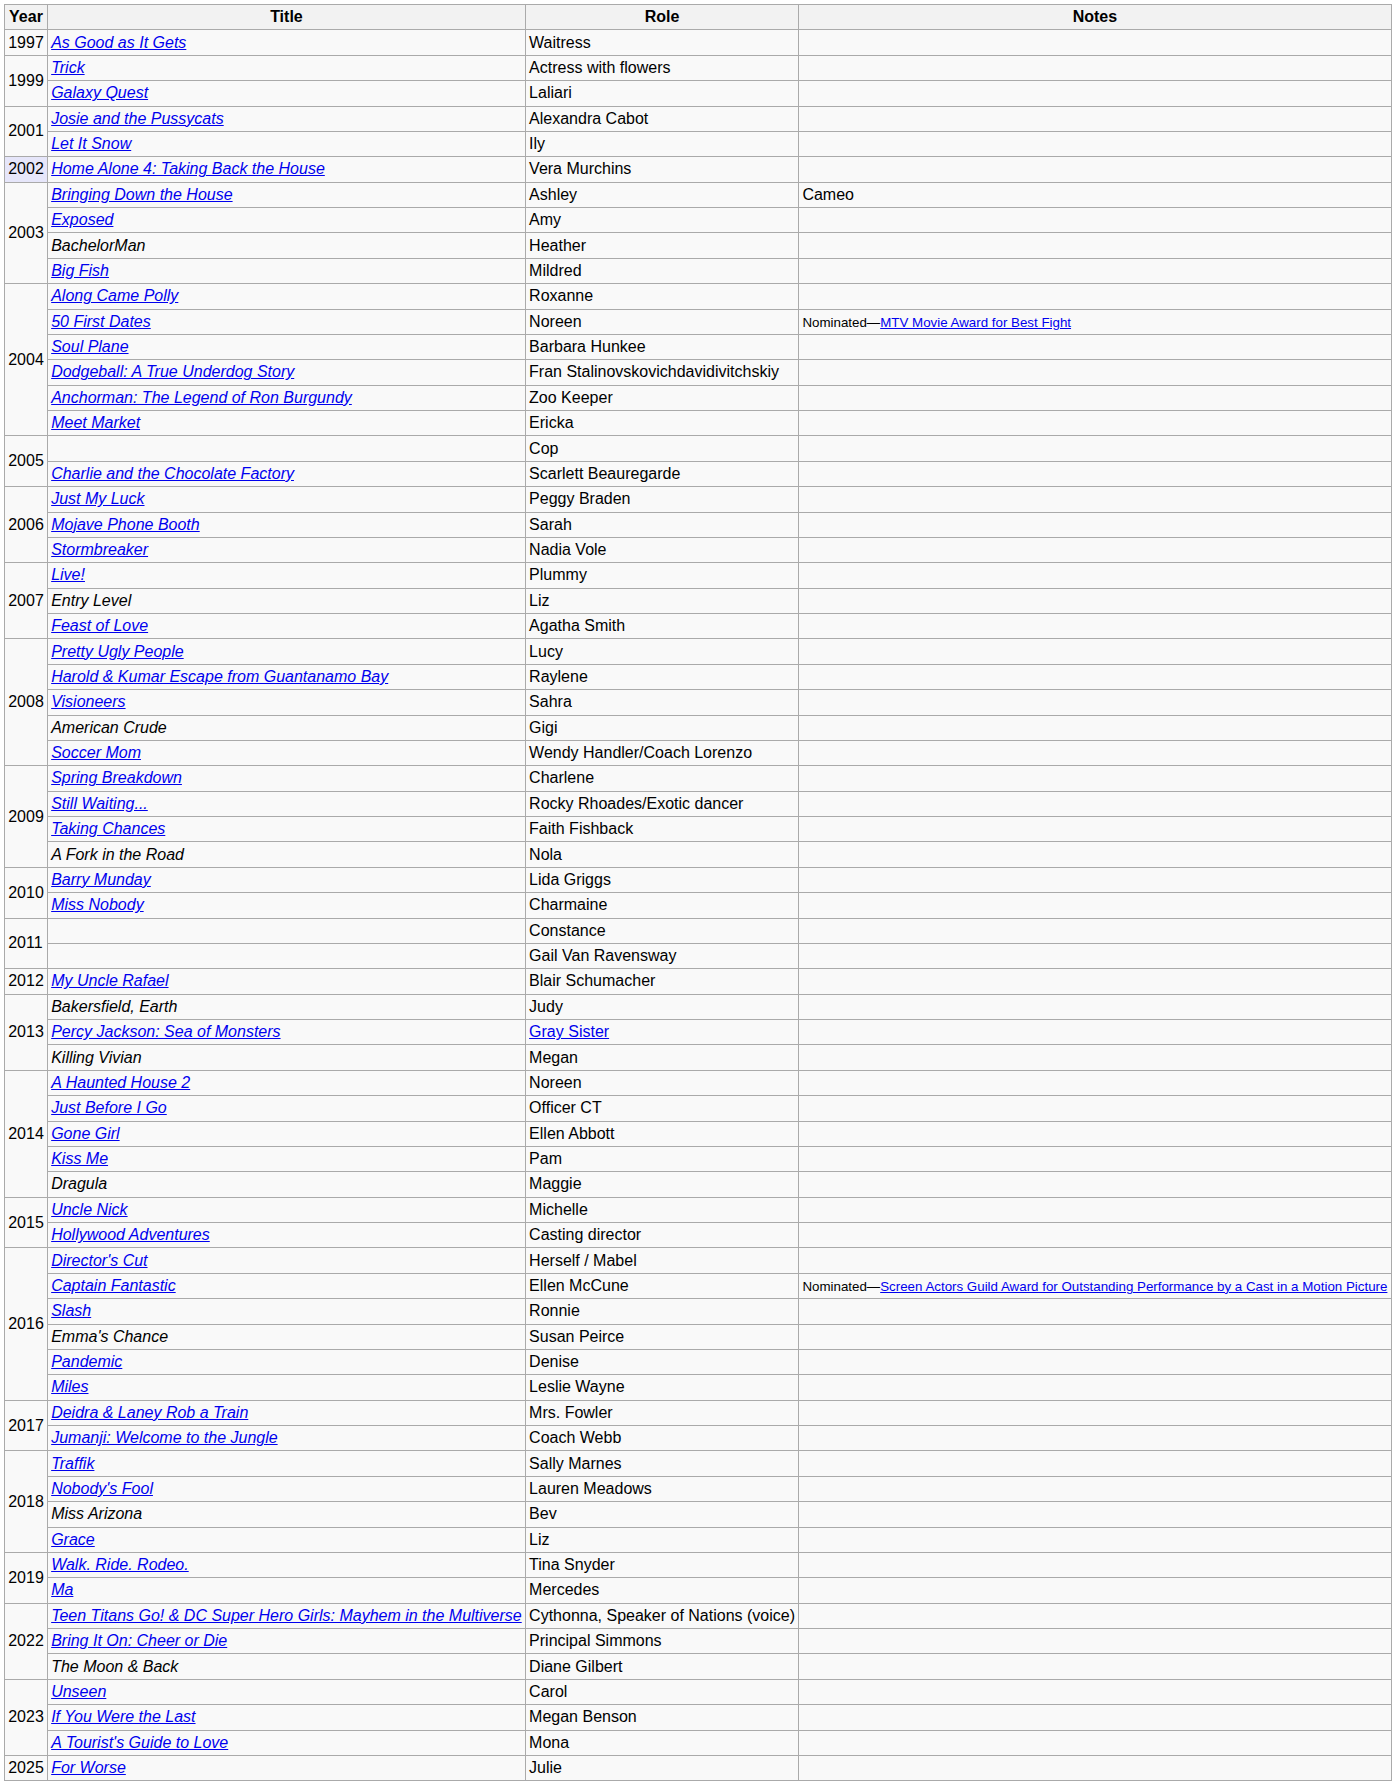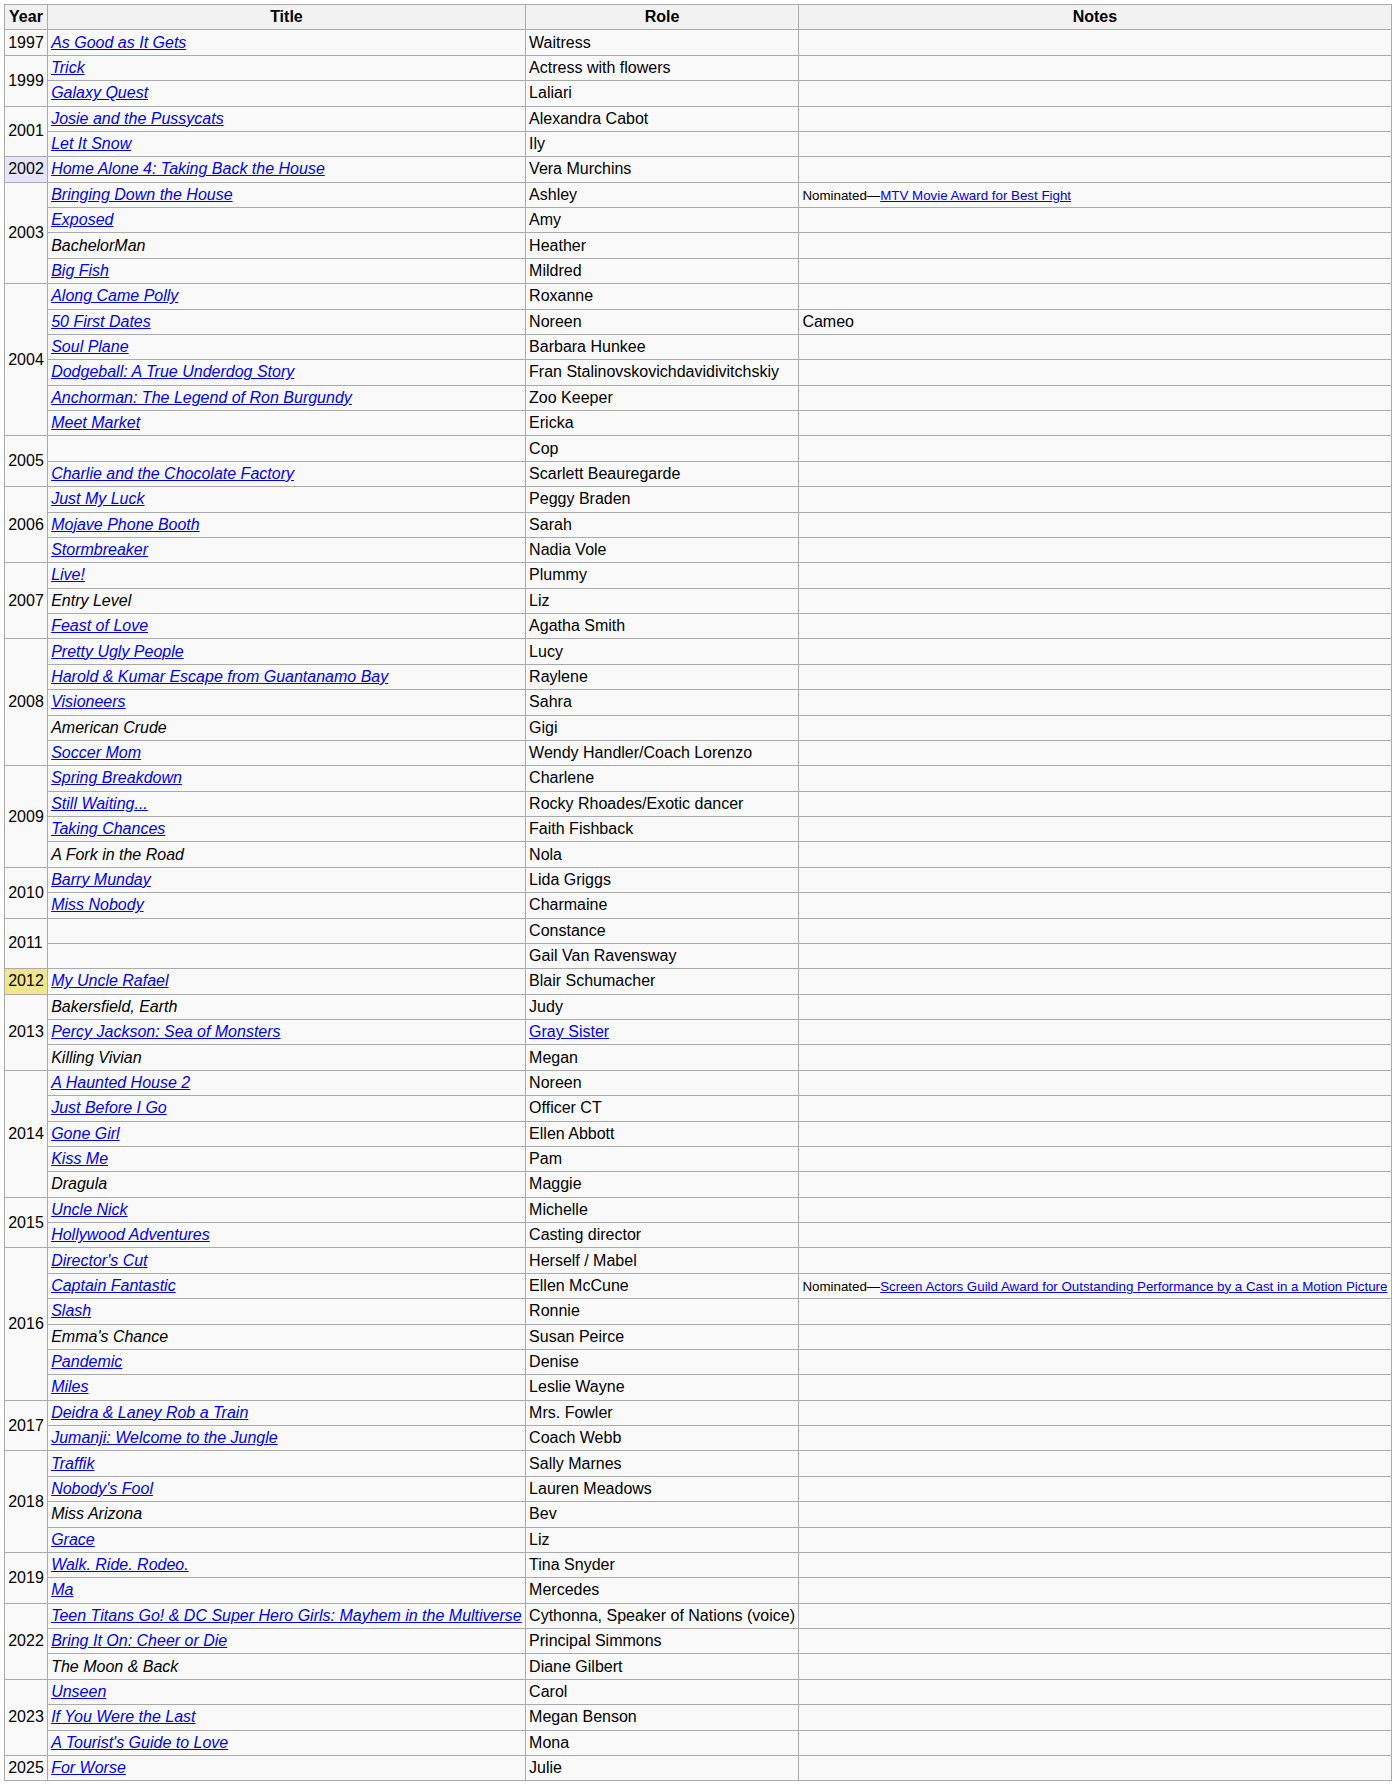(828, 194) Cameo -> (937, 195) Nominated—MTV Movie Award for Best Fight
(937, 322) Nominated—MTV Movie Award for Best Fight -> (828, 321) Cameo
(26, 981) no background -> (26, 981) khaki background
